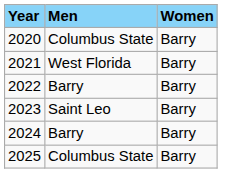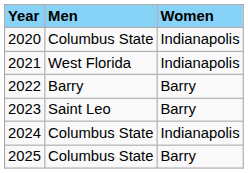(178, 39) Barry -> (200, 39) Indianapolis
(178, 63) Barry -> (200, 63) Indianapolis
(66, 133) Barry -> (101, 133) Columbus State
(178, 133) Barry -> (200, 133) Indianapolis
